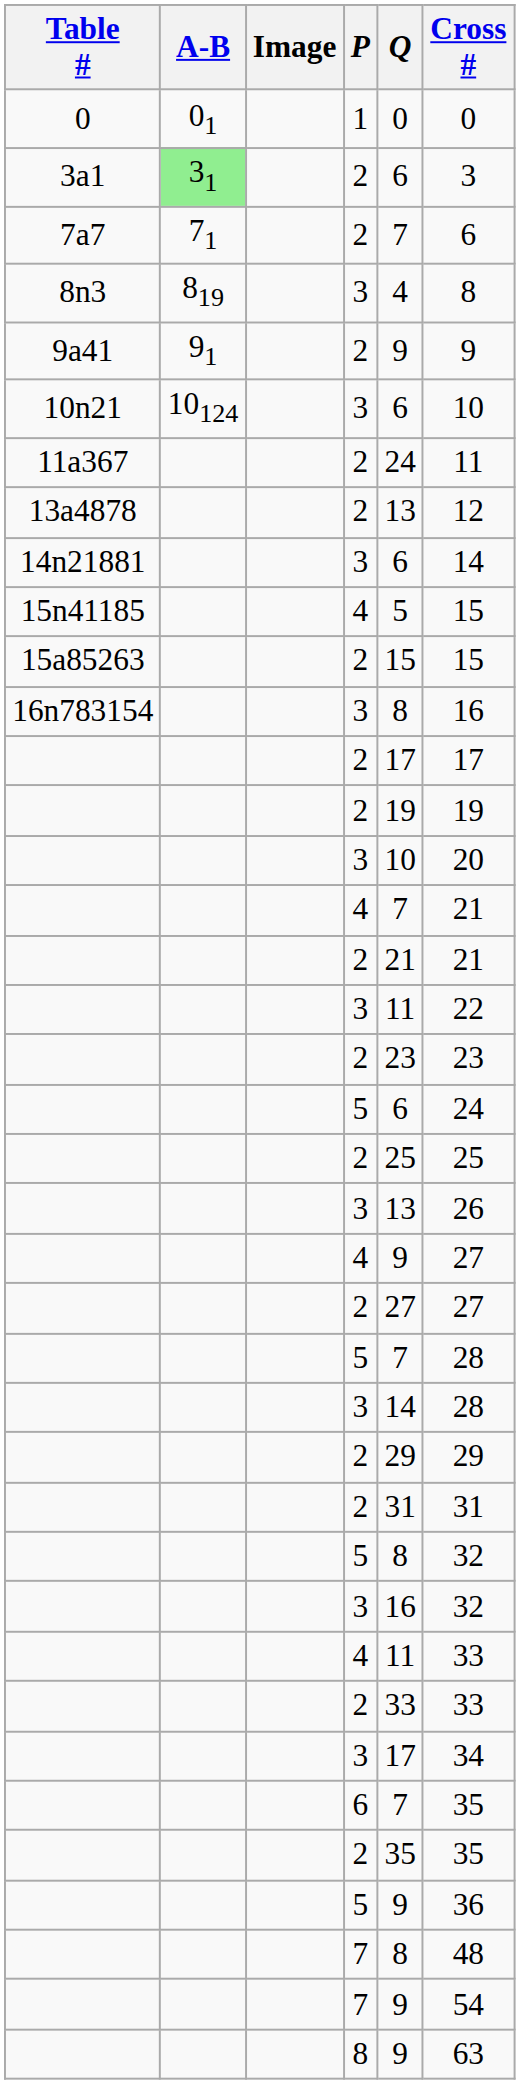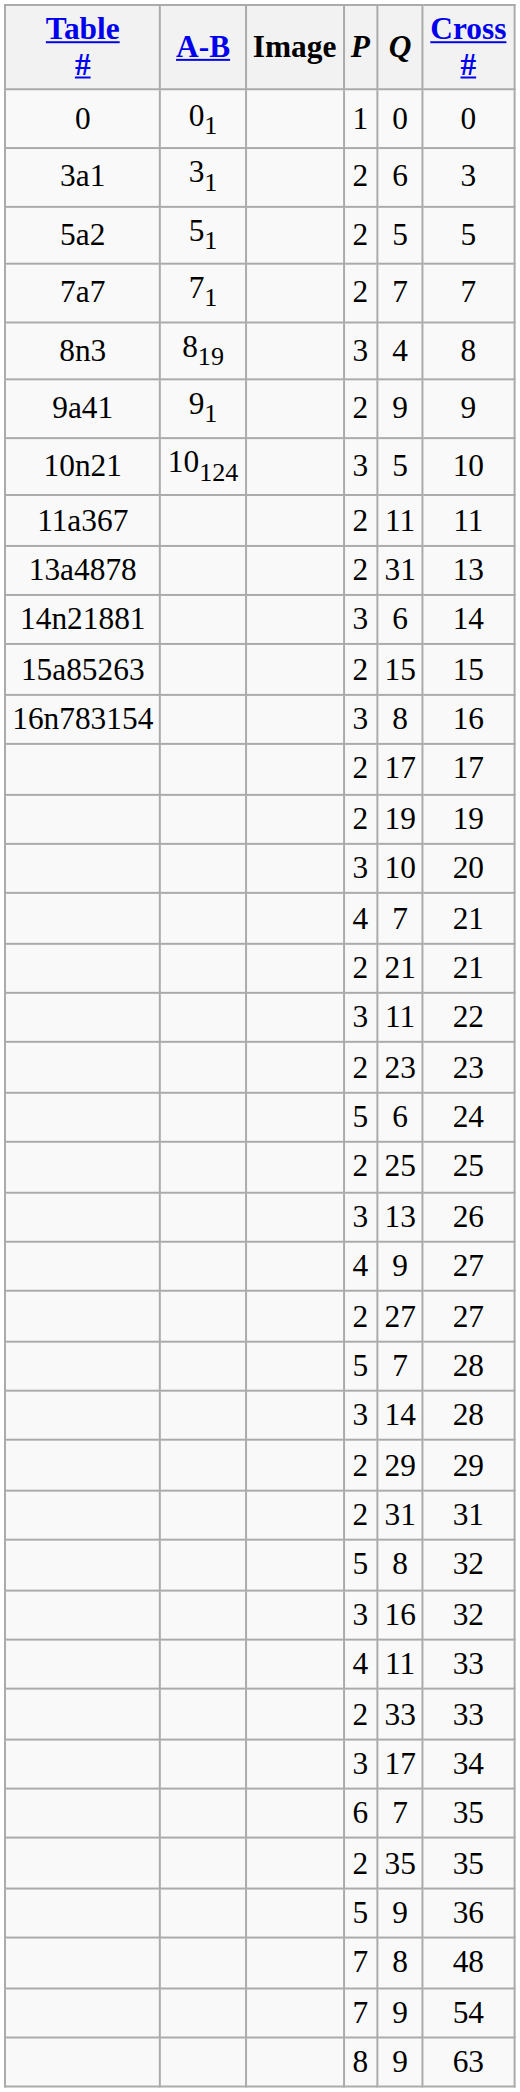(203, 176) lightgreen background -> (203, 176) no background
+ row: (83, 234)
(468, 234) 6 -> (468, 292) 7
(400, 408) 6 -> (400, 466) 5
(400, 462) 24 -> (400, 519) 11
(400, 511) 13 -> (400, 569) 31
(468, 511) 12 -> (468, 569) 13
- row: (83, 611)
